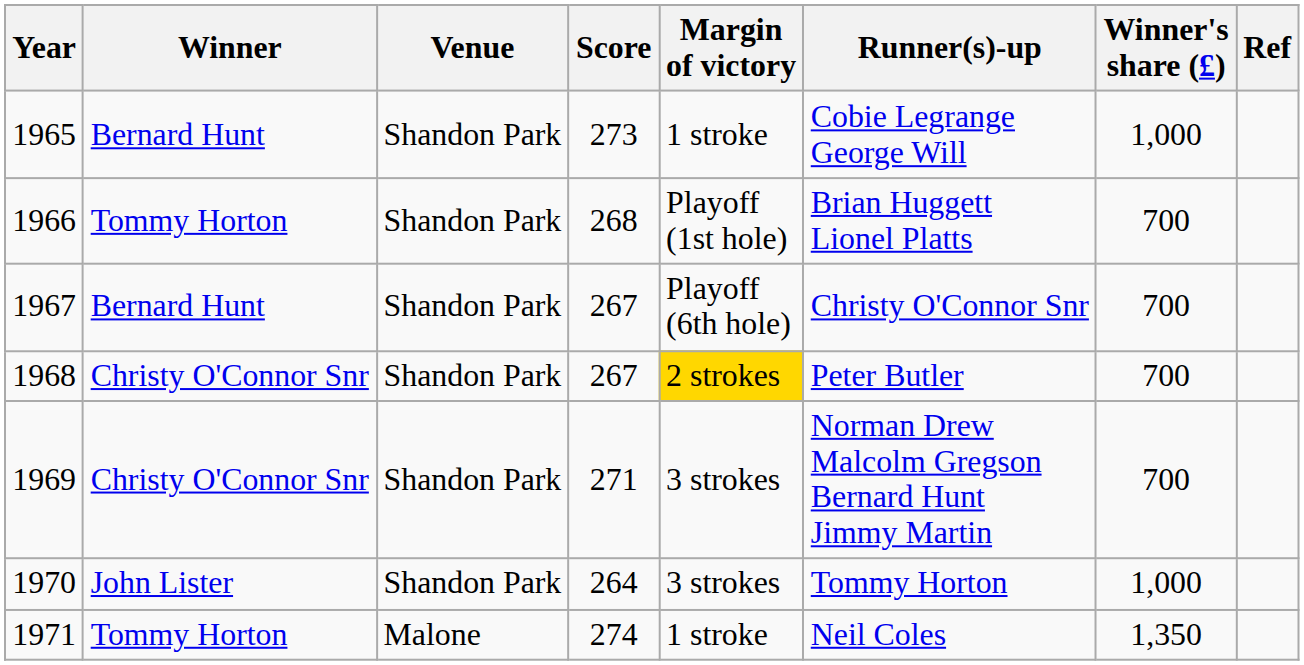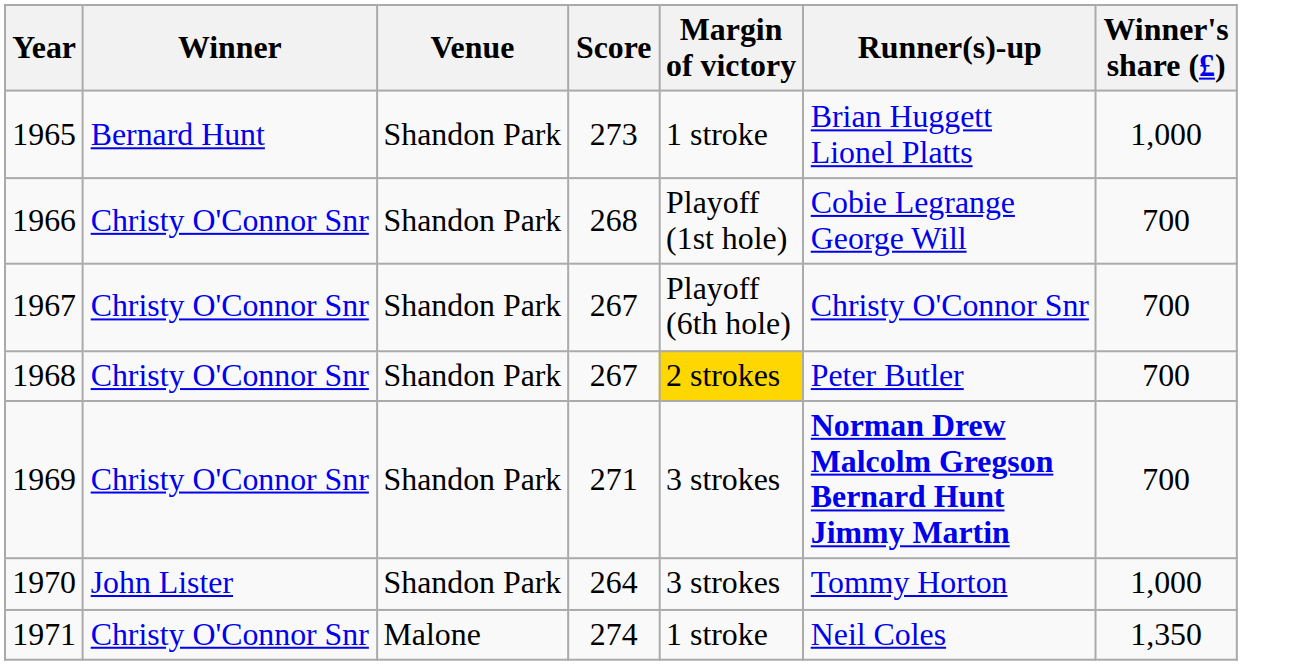- column: (1267, 47)
(913, 133) Cobie Legrange George Will -> (901, 133) Brian Huggett Lionel Platts
(189, 220) Tommy Horton -> (230, 220) Christy O'Connor Snr
(901, 220) Brian Huggett Lionel Platts -> (913, 220) Cobie Legrange George Will
(178, 306) Bernard Hunt -> (230, 306) Christy O'Connor Snr
(926, 479) normal -> (932, 479) bold
(189, 633) Tommy Horton -> (230, 633) Christy O'Connor Snr
